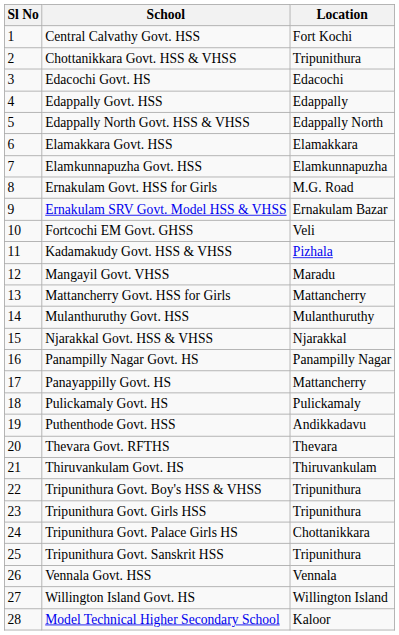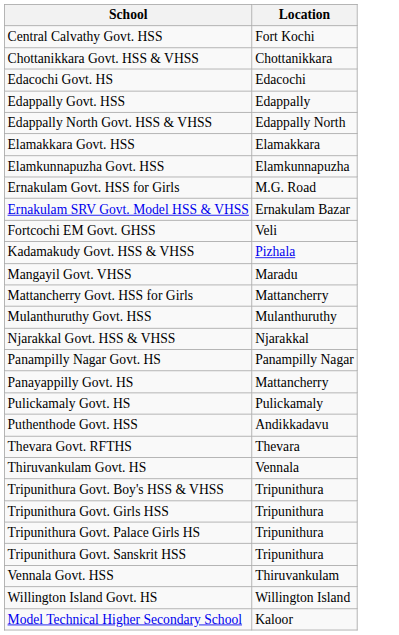- column: (23, 15)
(327, 58) Tripunithura -> (294, 58) Chottanikkara
(335, 468) Thiruvankulam -> (277, 468) Vennala
(331, 532) Chottanikkara -> (289, 532) Tripunithura
(315, 576) Vennala -> (297, 576) Thiruvankulam
